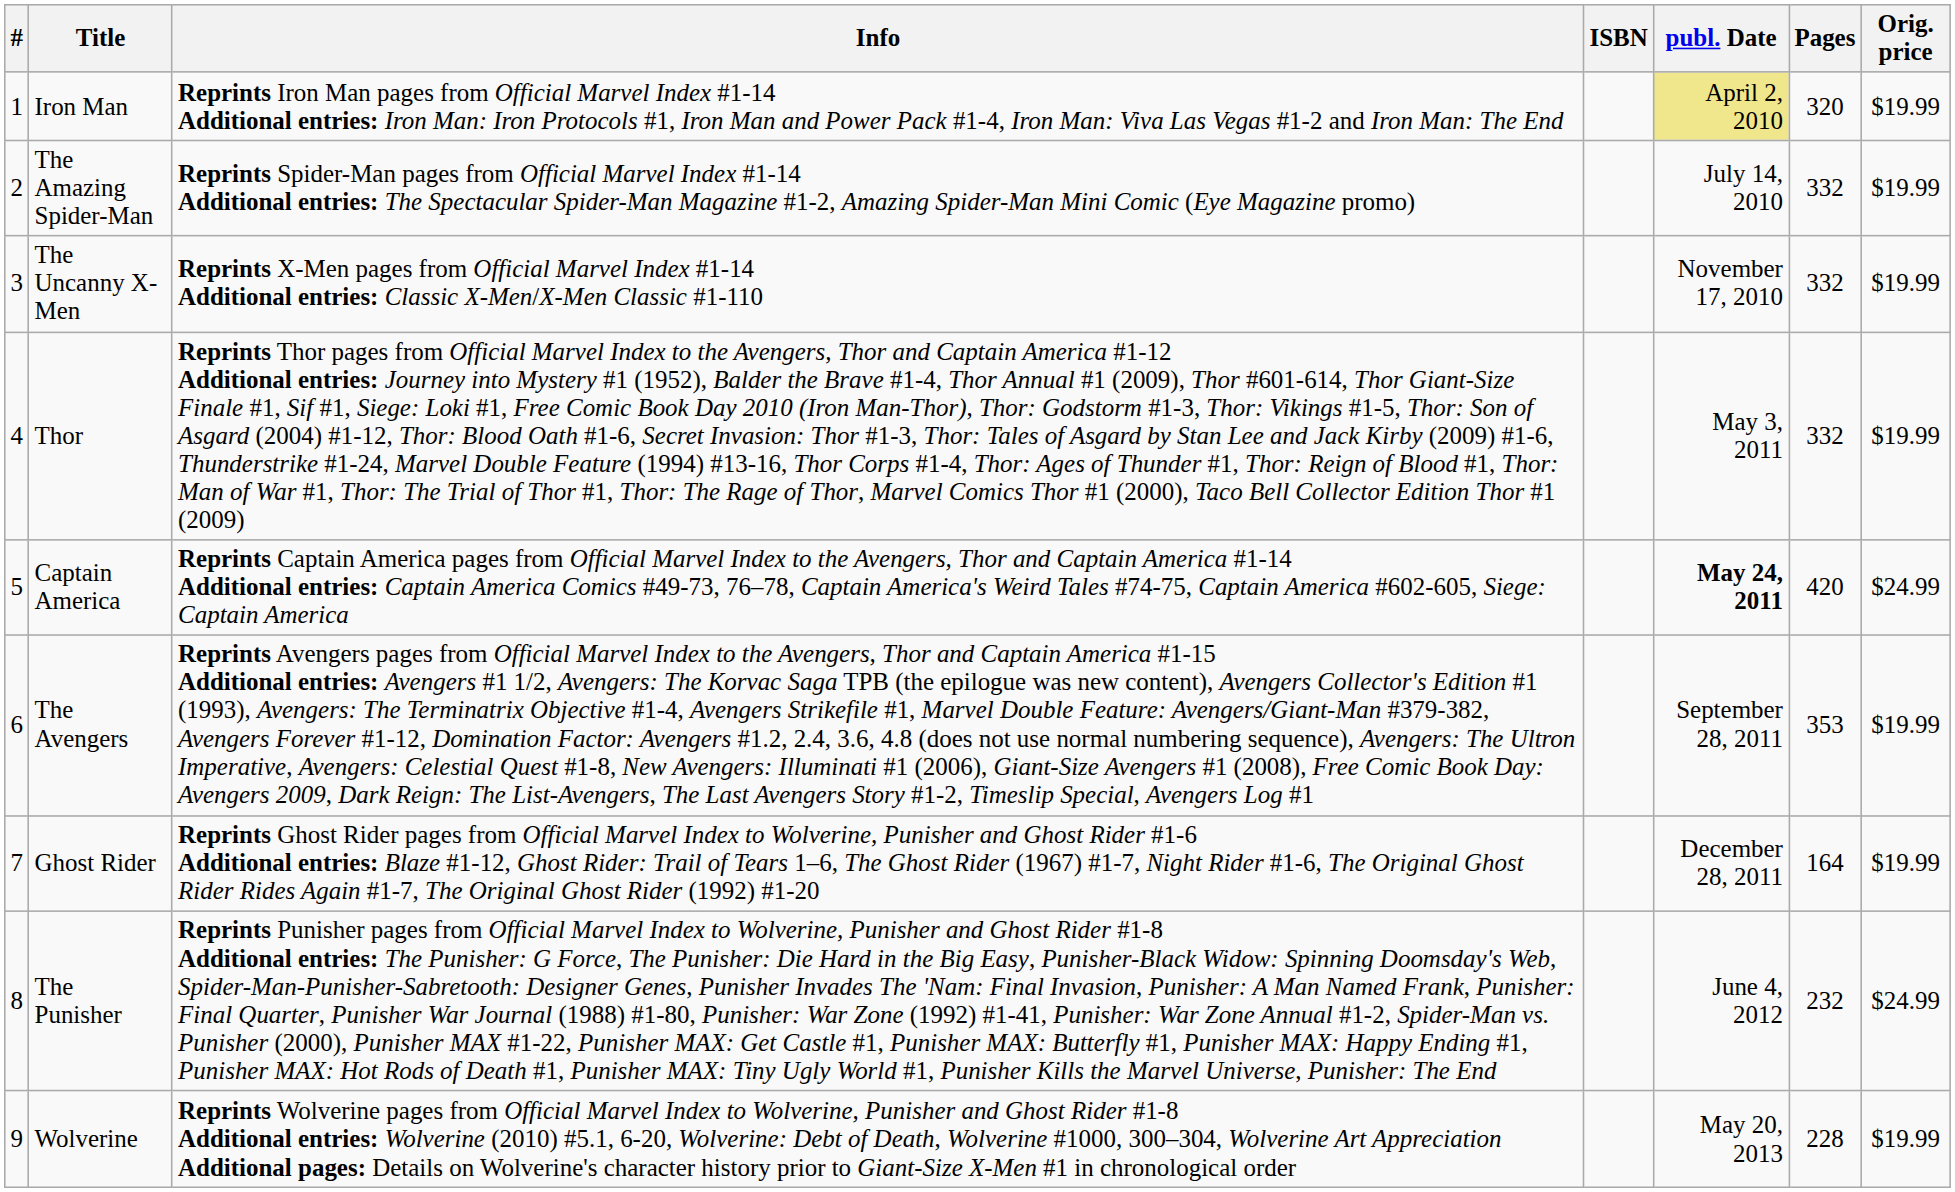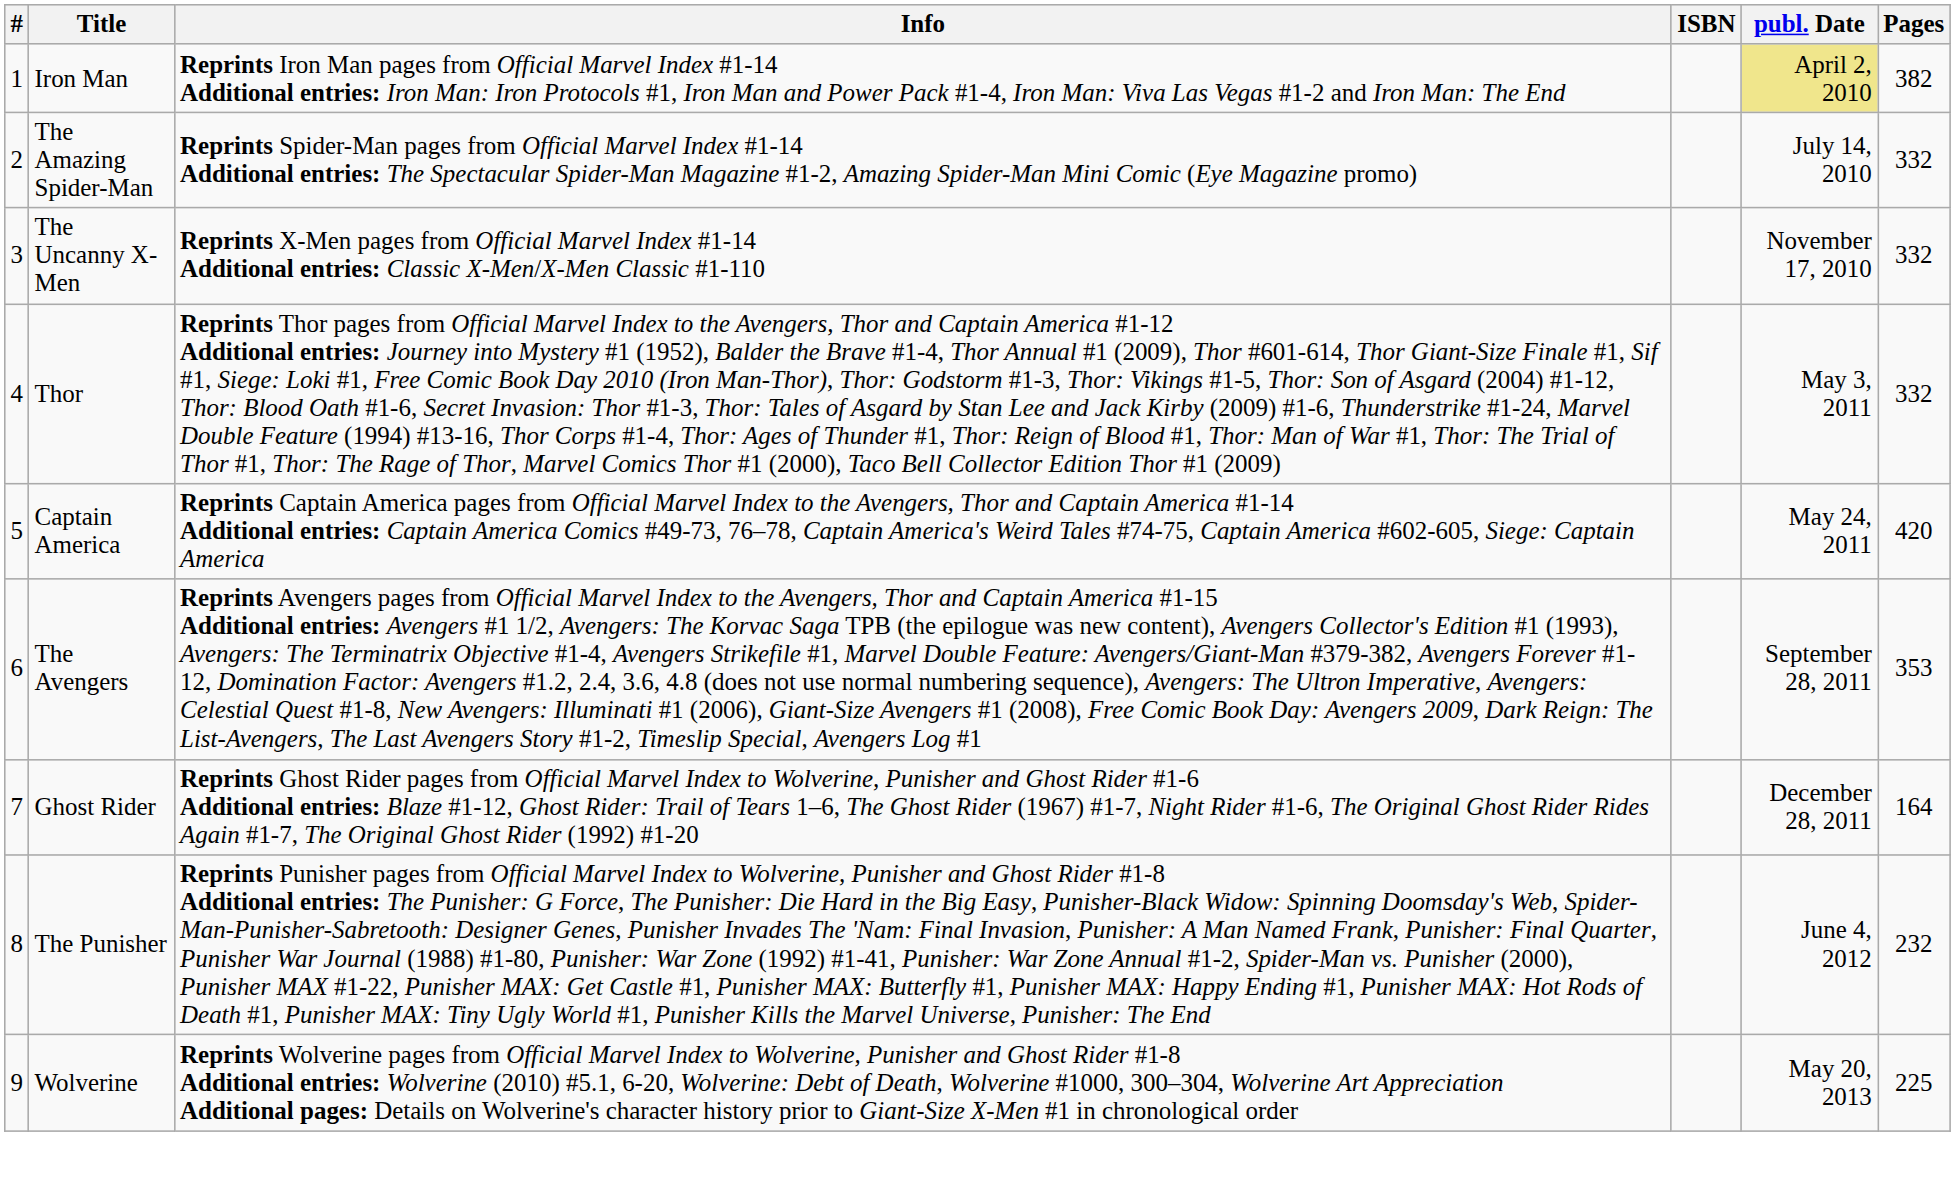- column: (1906, 38)
(1825, 105) 320 -> (1914, 77) 382
(1740, 587) bold -> (1830, 531) normal
(1825, 1138) 228 -> (1914, 1082) 225
